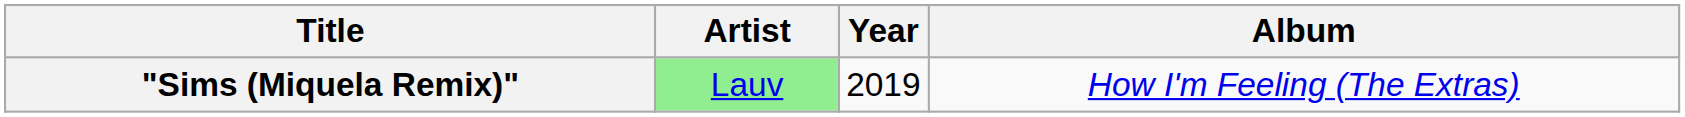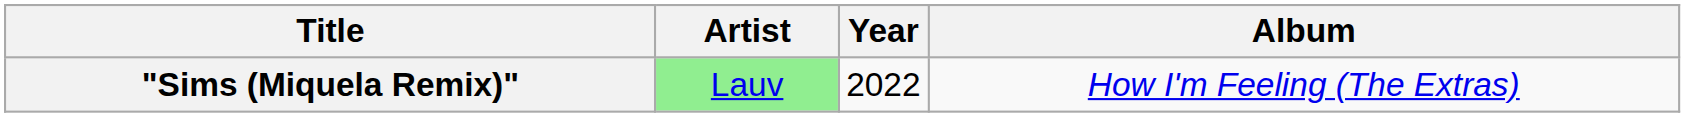(883, 84) 2019 -> (883, 84) 2022
